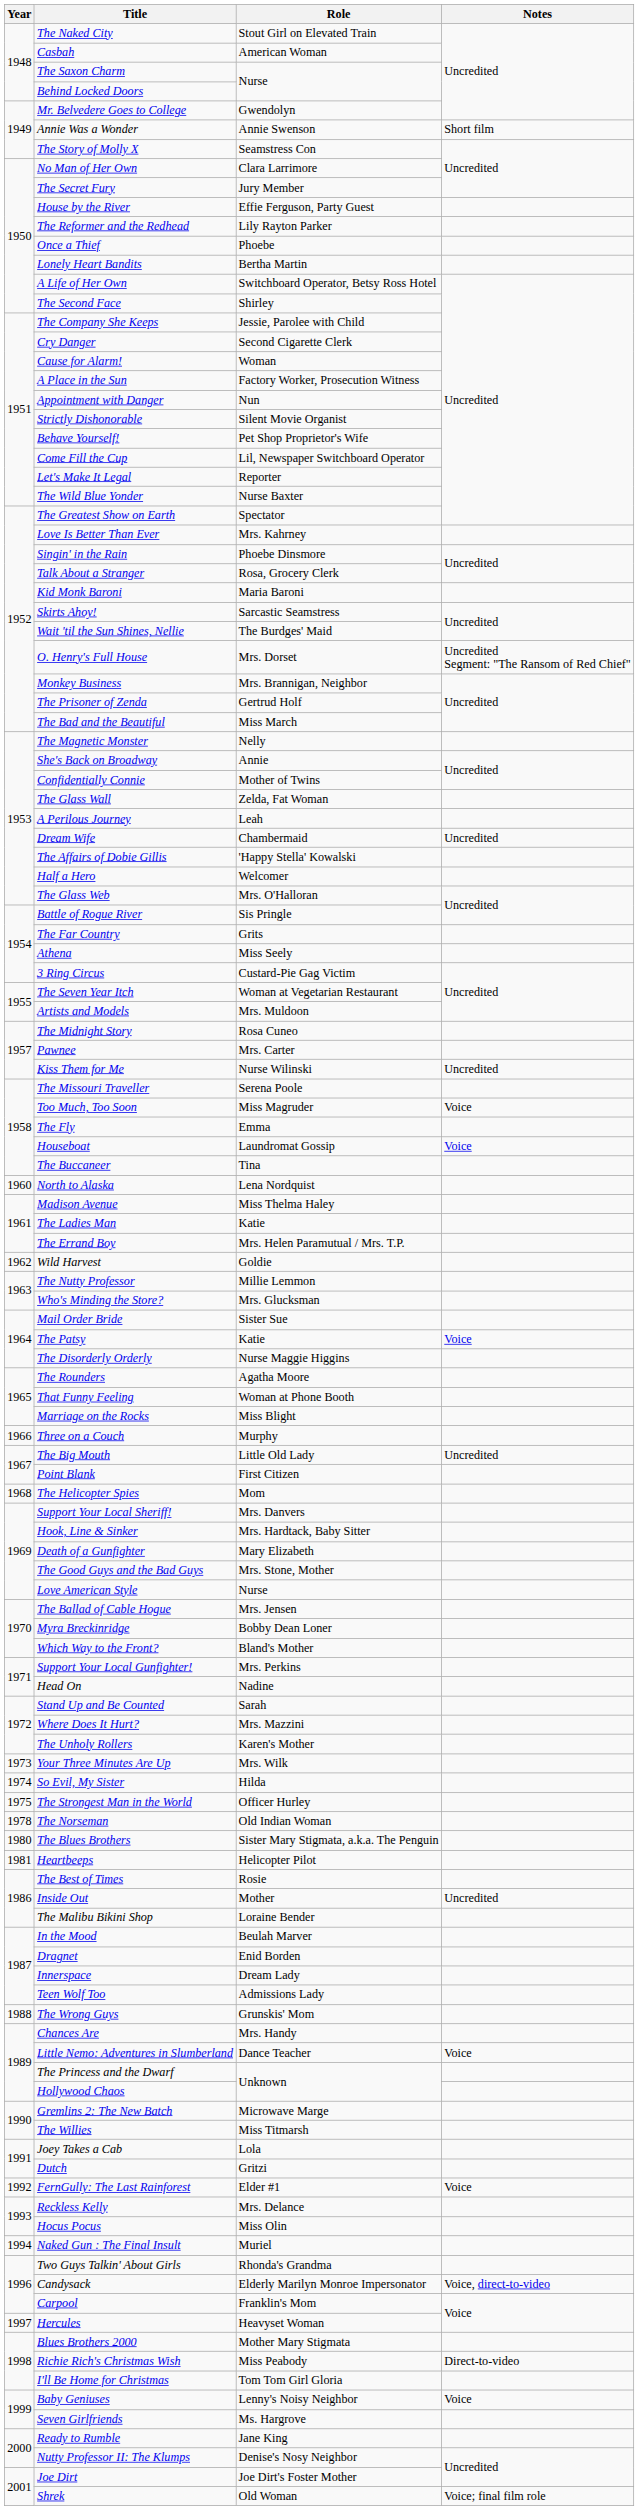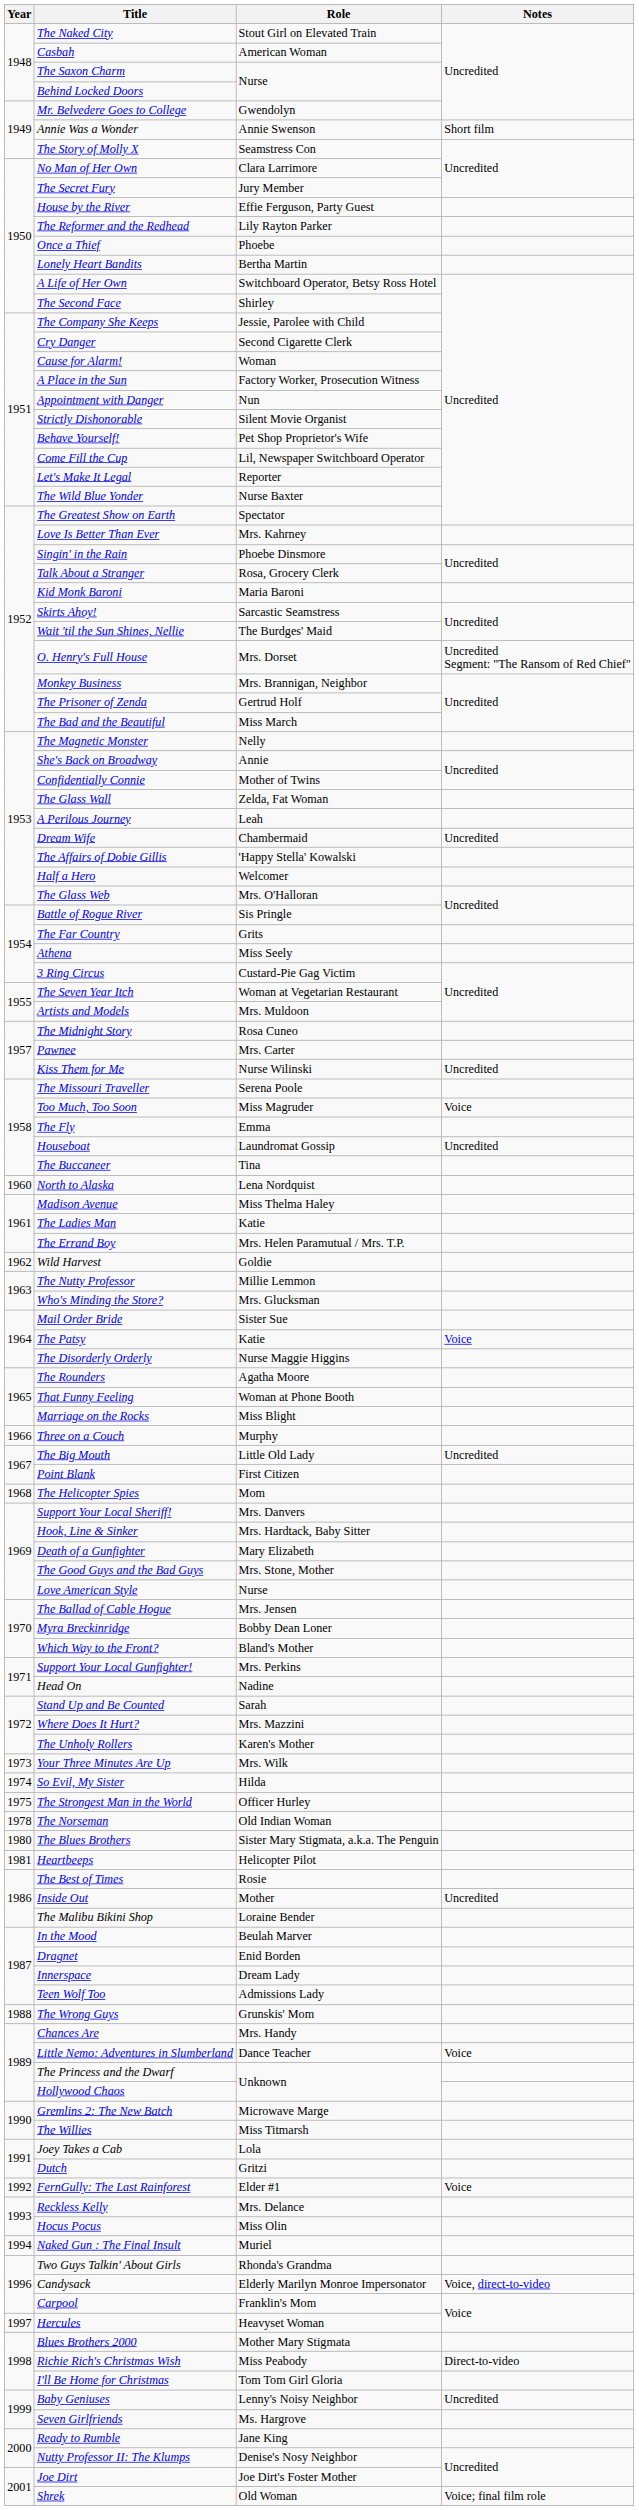(458, 1146) Voice -> (471, 1146) Uncredited
(458, 2399) Voice -> (471, 2399) Uncredited
